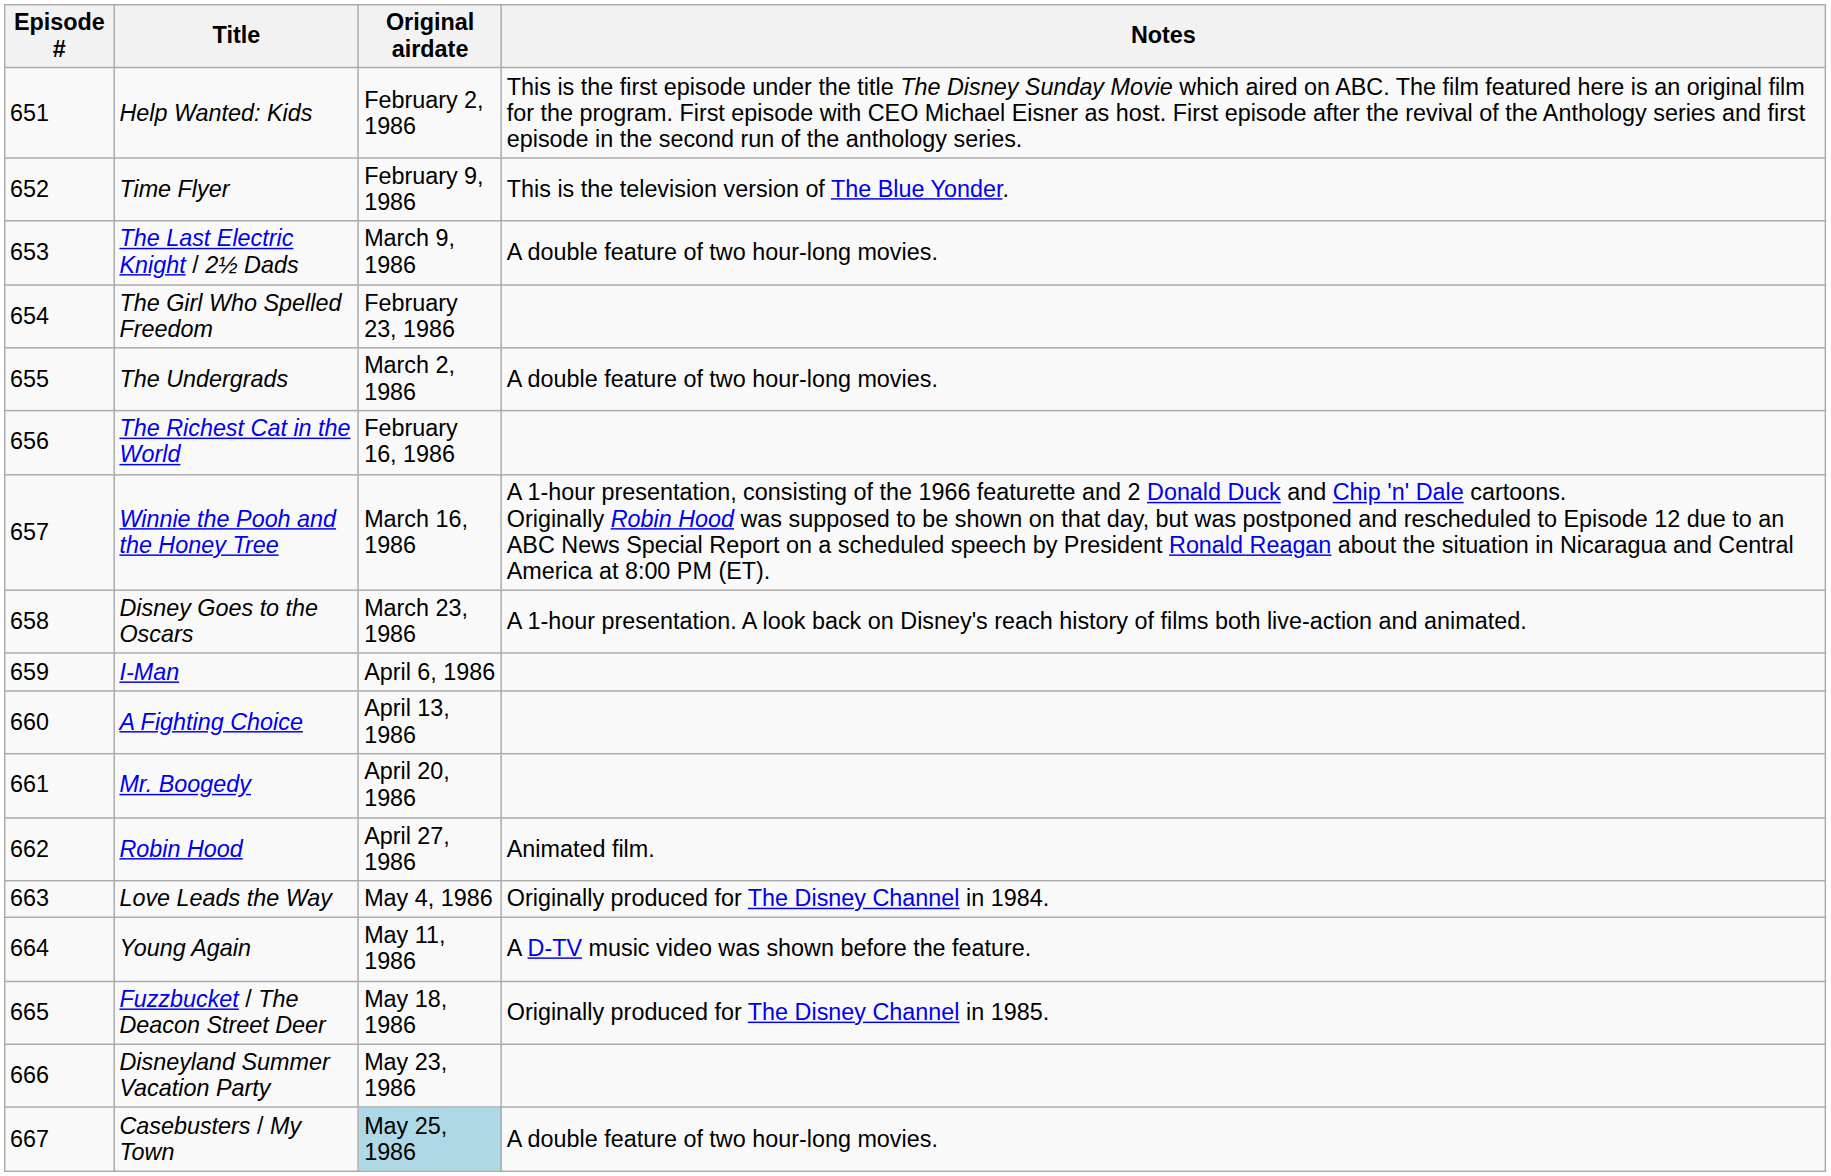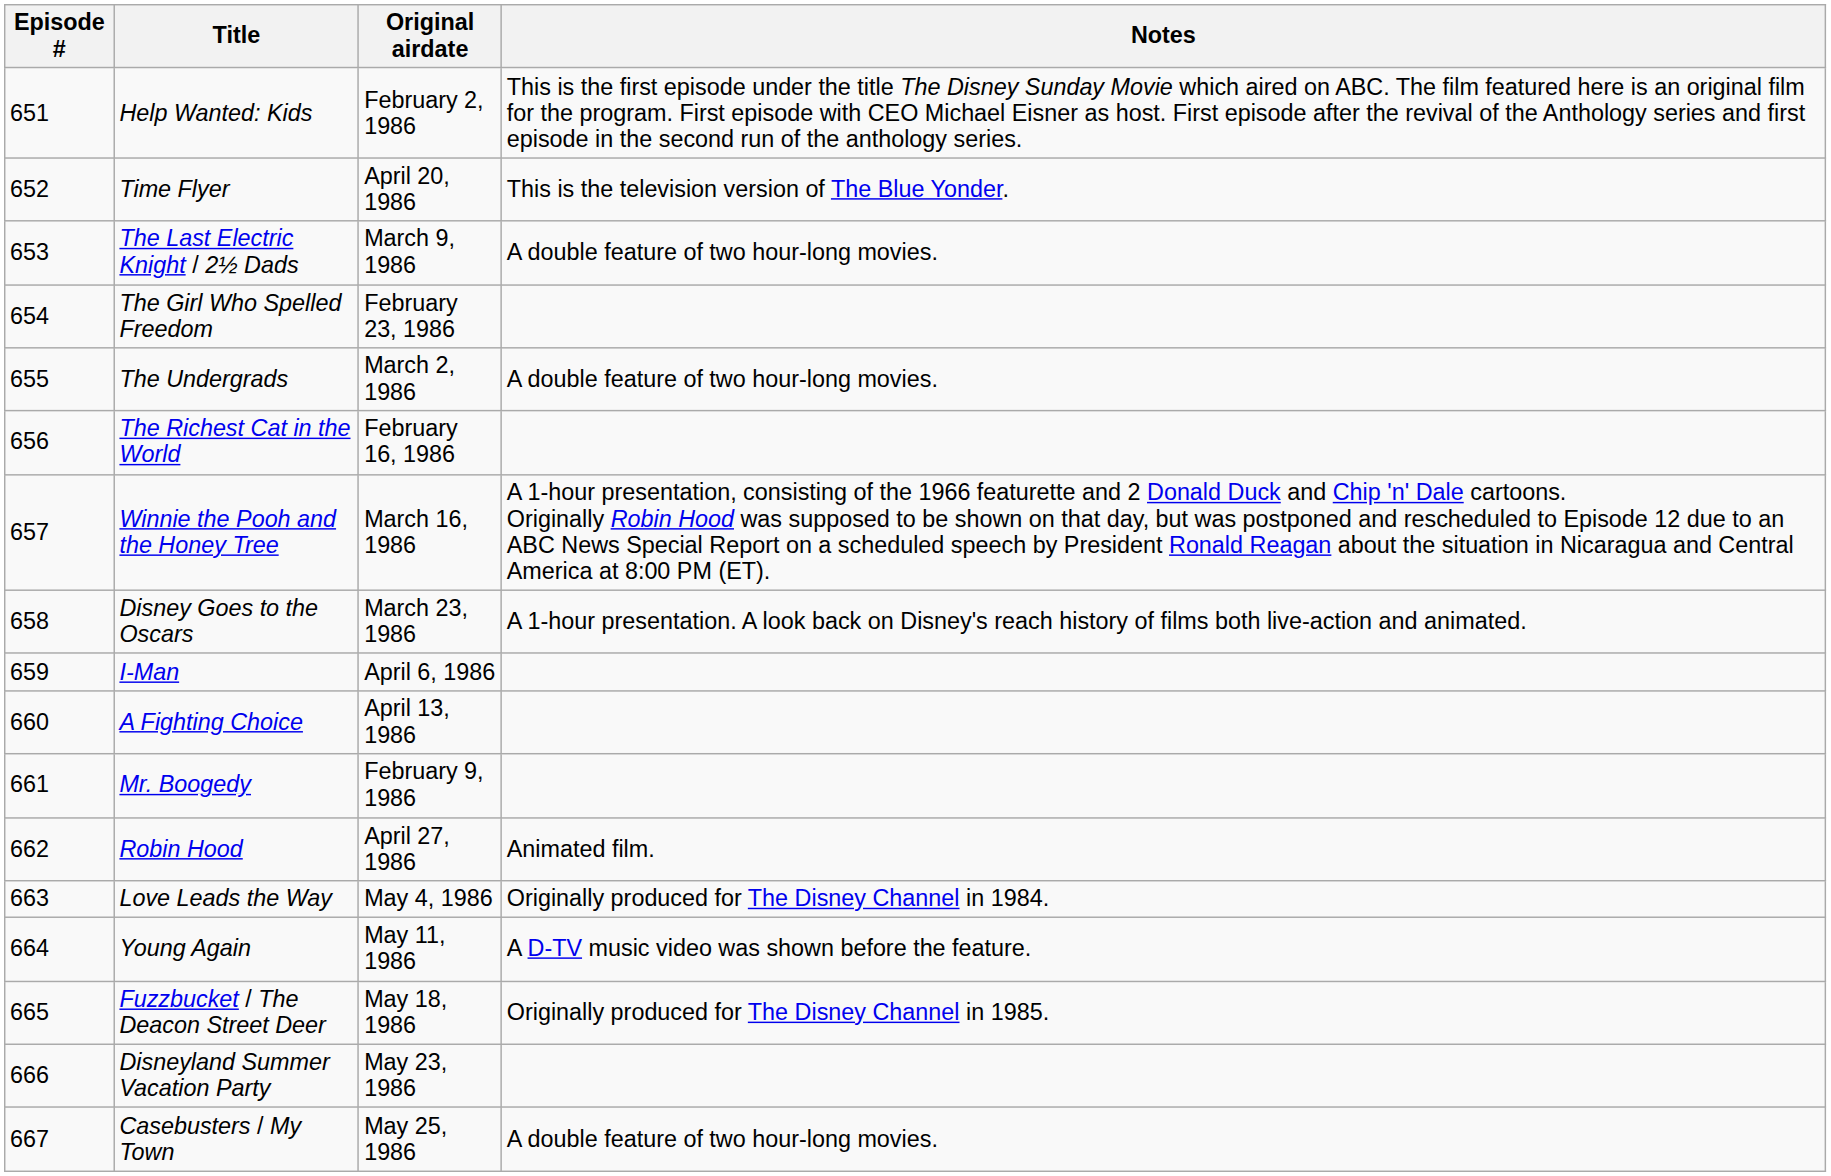(424, 189) February 9, 1986 -> (407, 189) April 20, 1986
(407, 785) April 20, 1986 -> (424, 785) February 9, 1986
(406, 1139) lightblue background -> (406, 1139) no background
